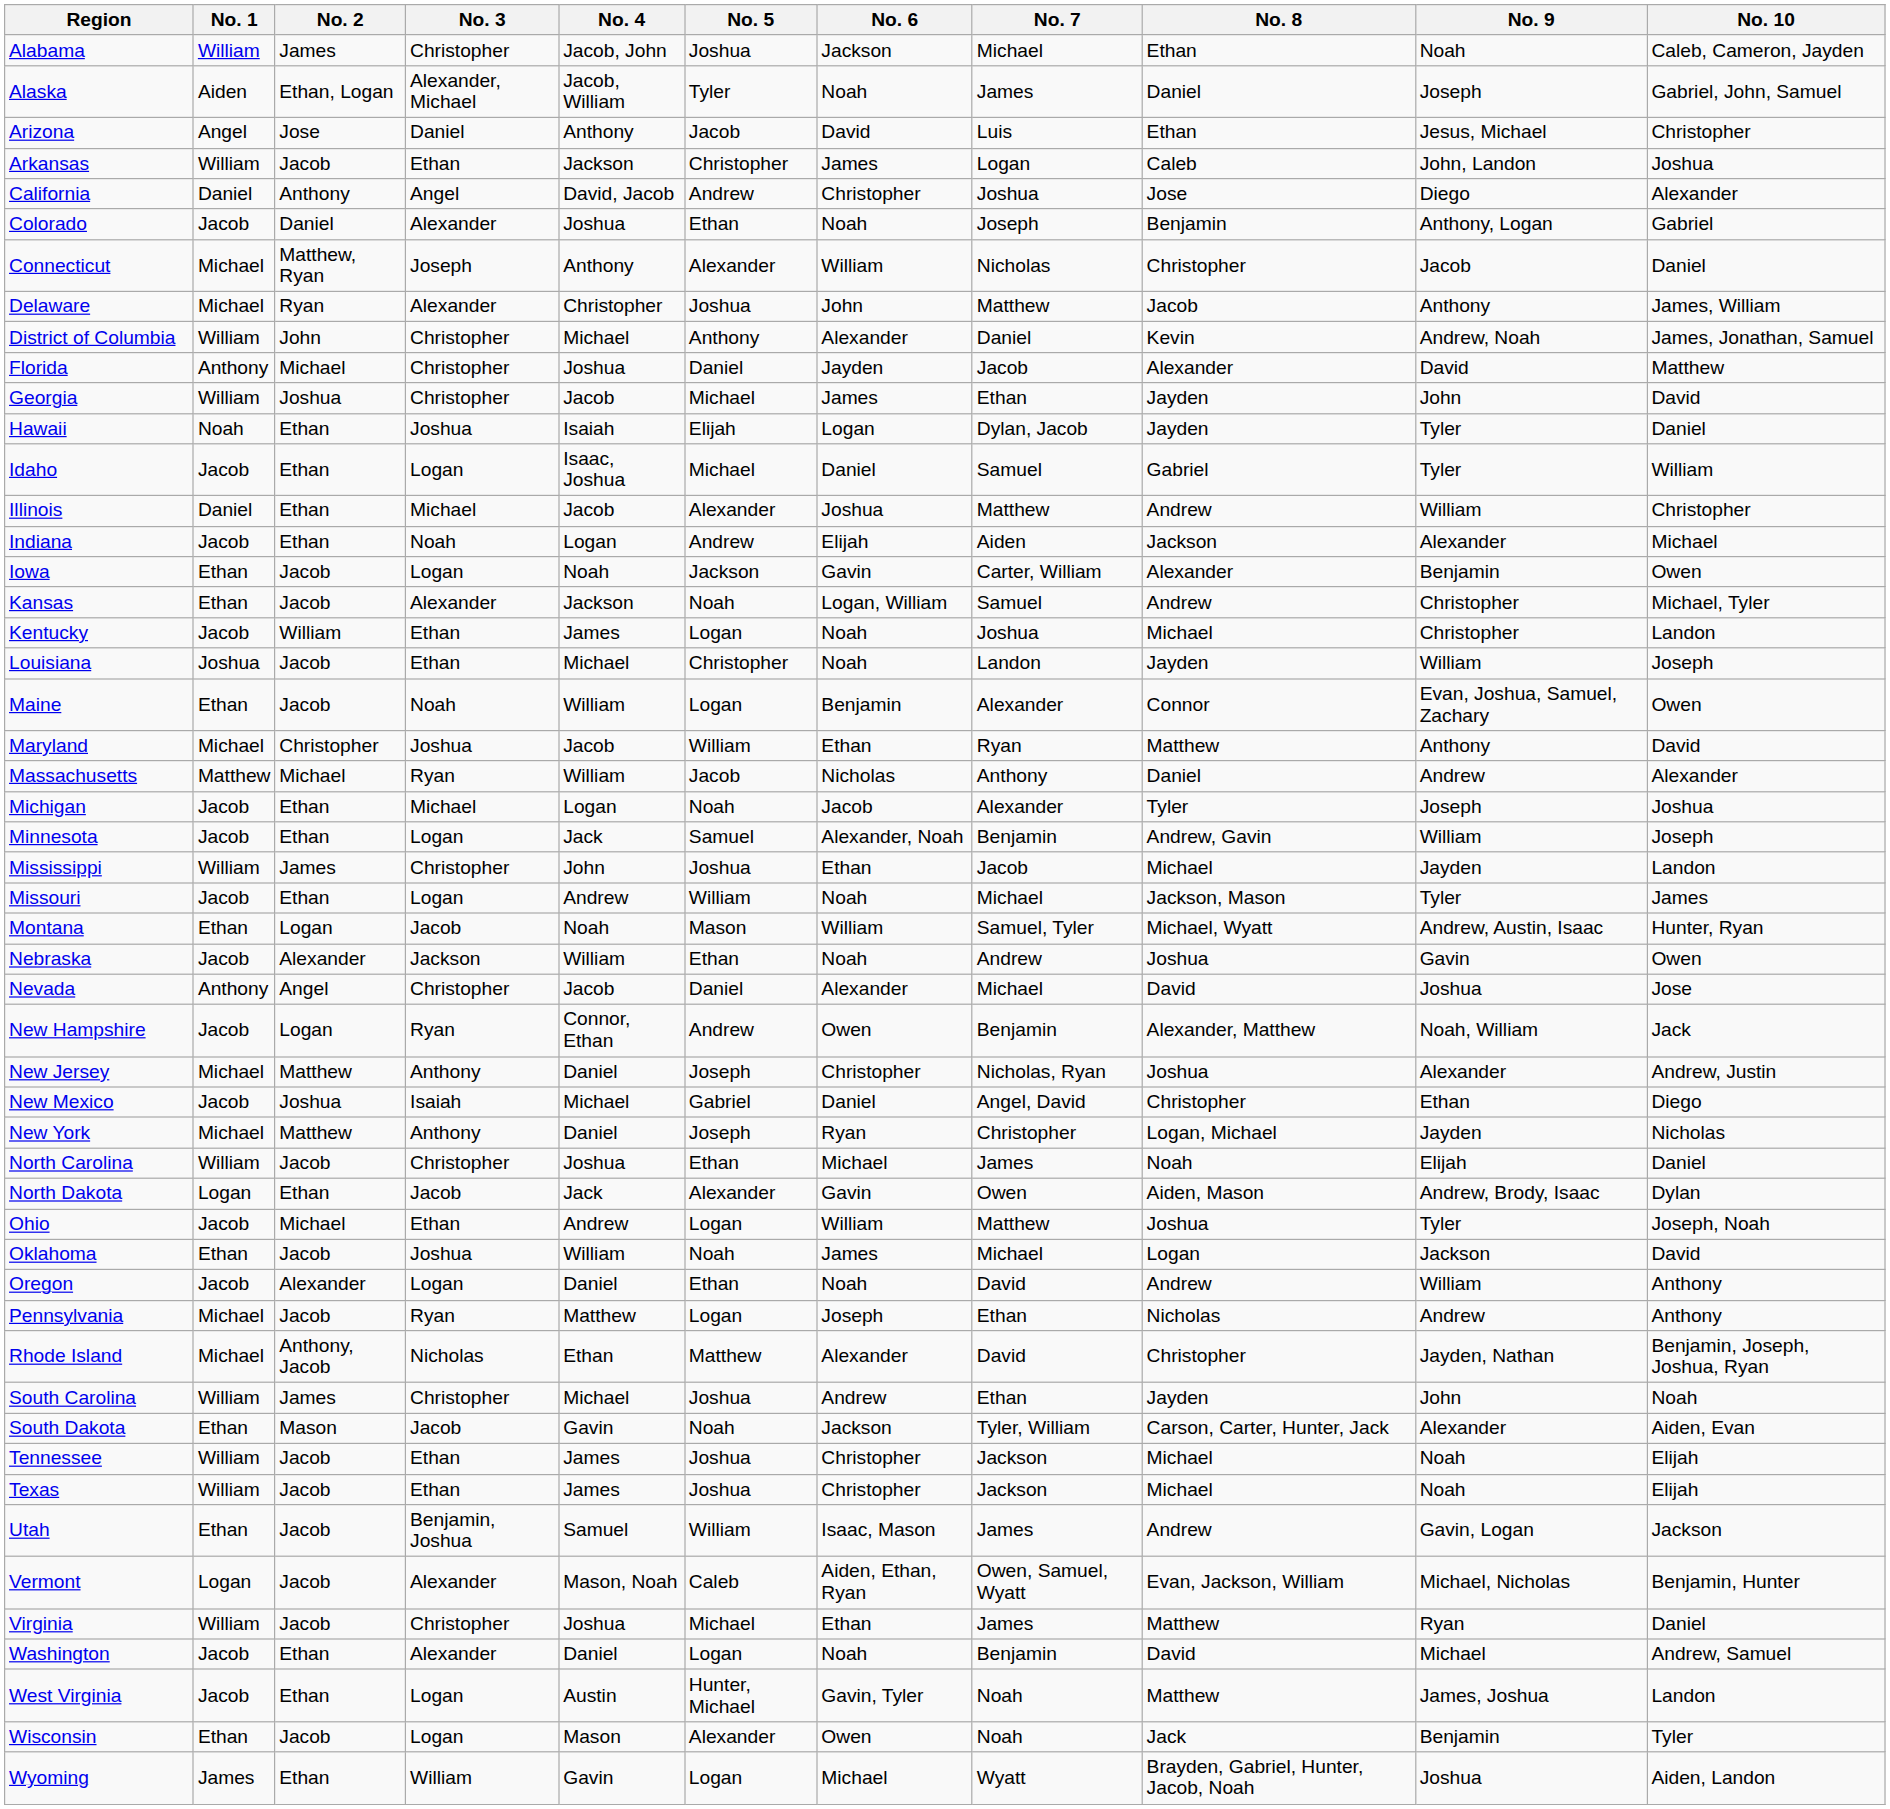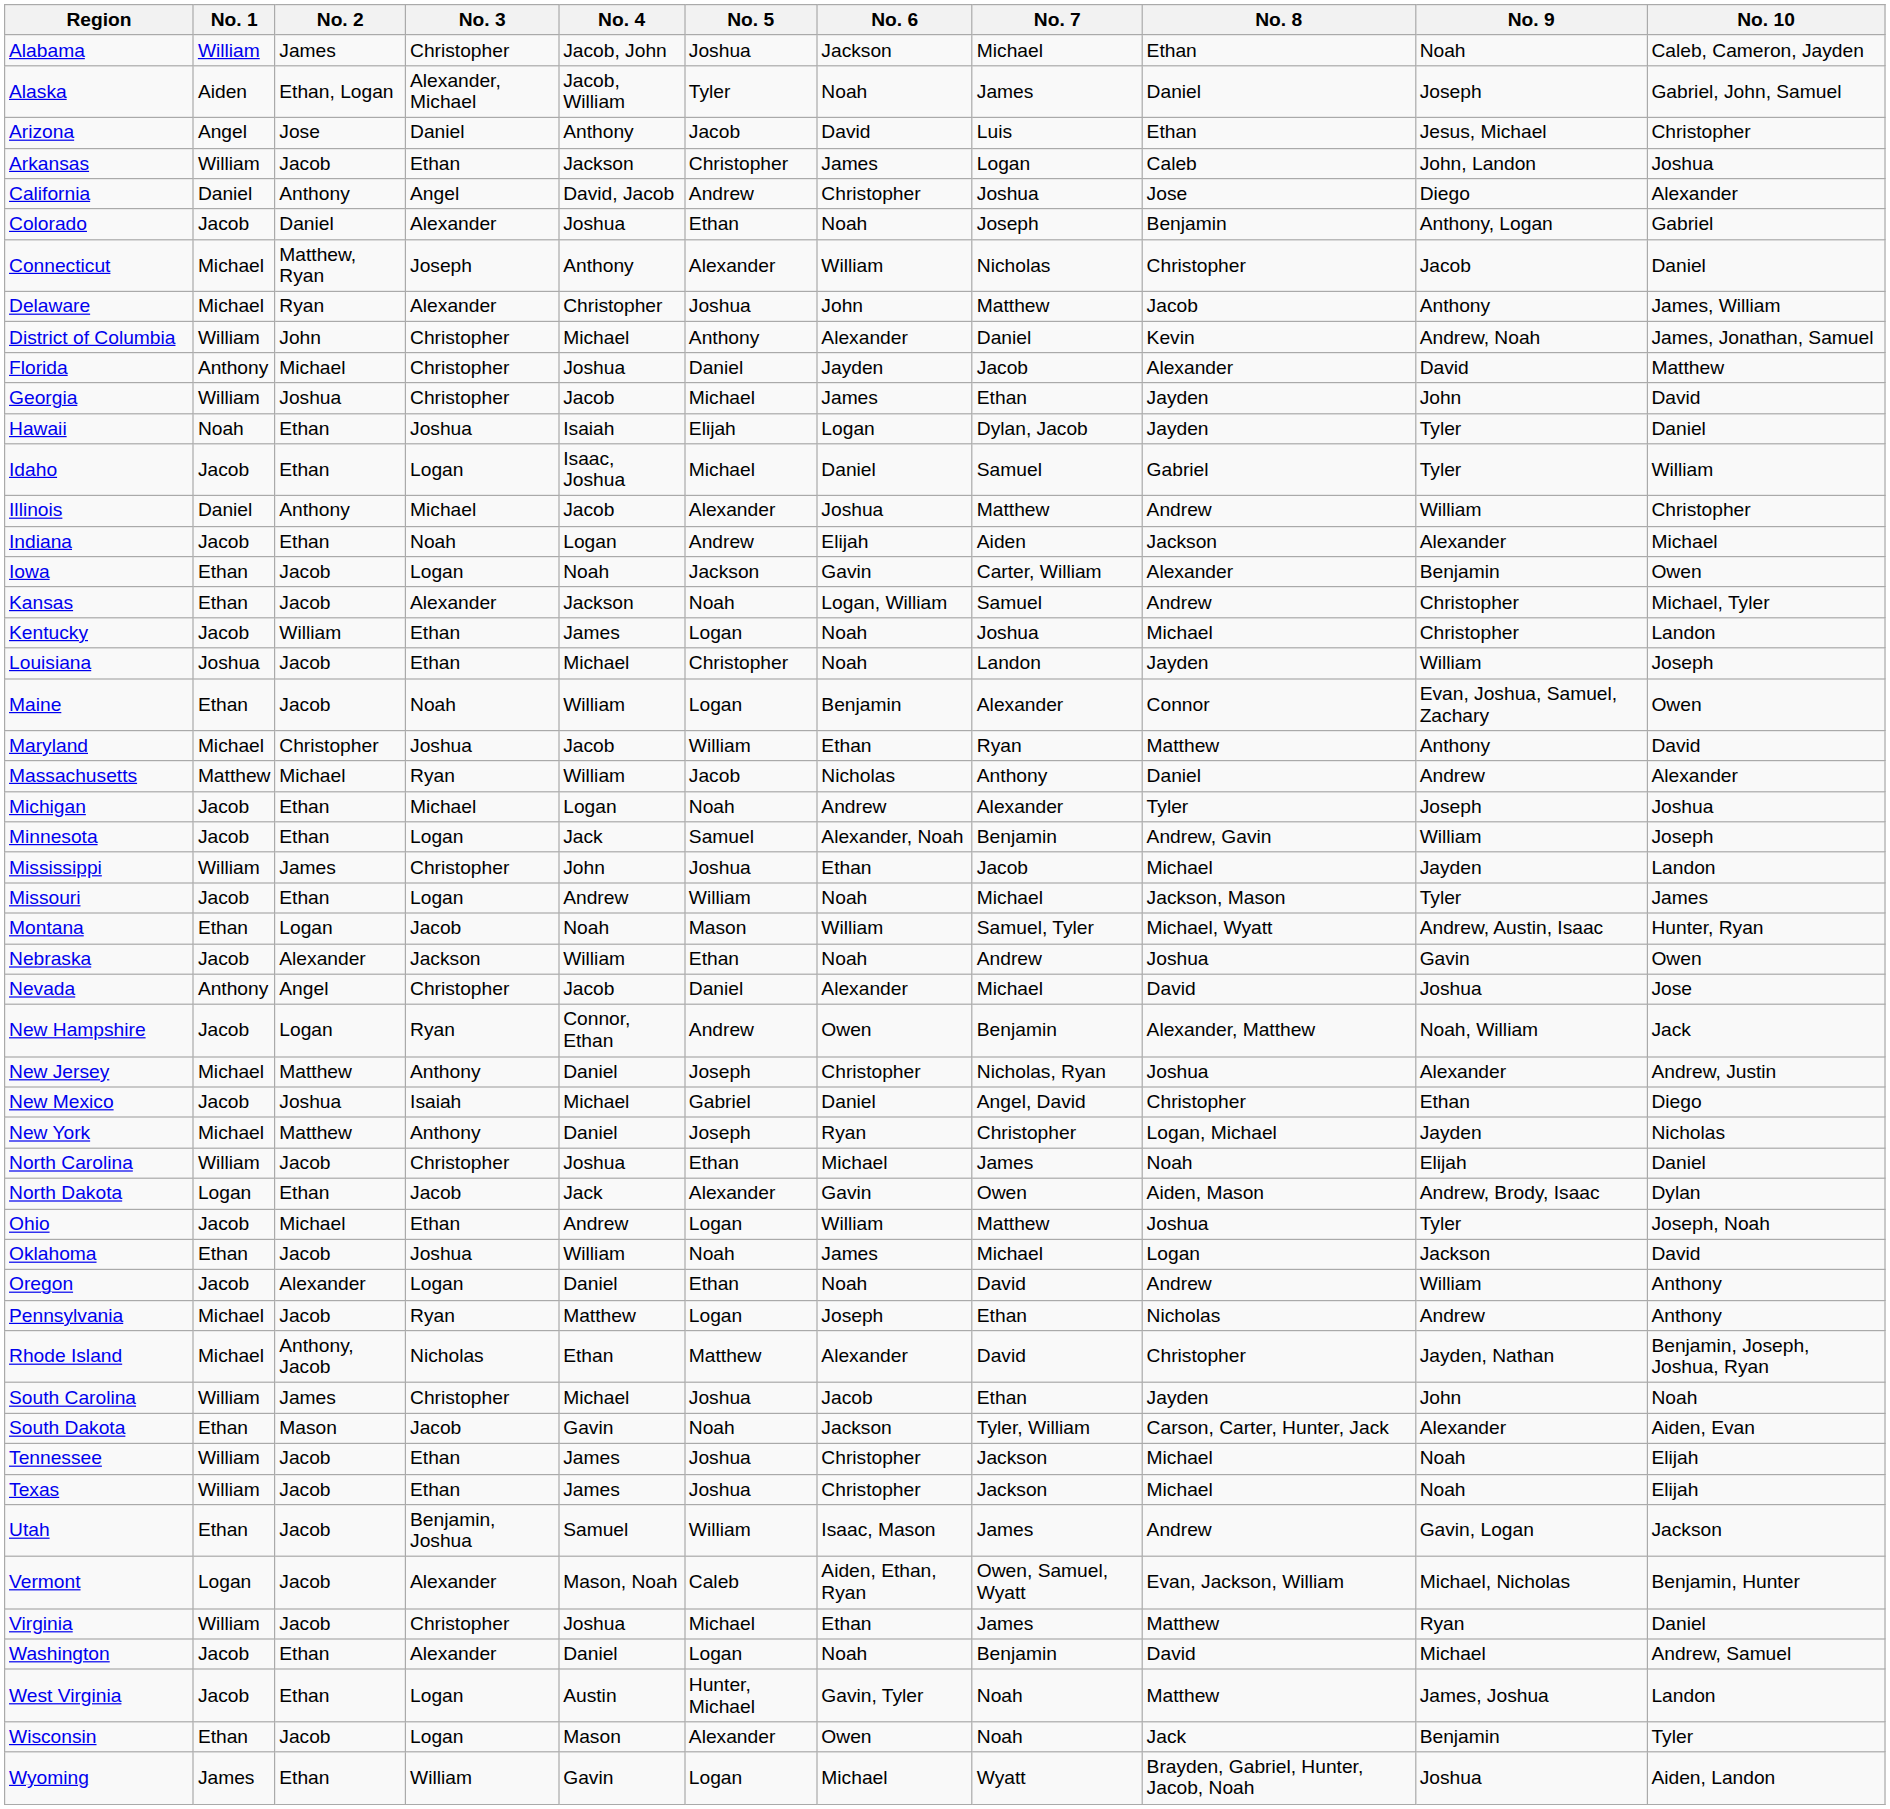(304, 510) Ethan -> (315, 510) Anthony
(847, 806) Jacob -> (854, 806) Andrew
(854, 1397) Andrew -> (847, 1397) Jacob
